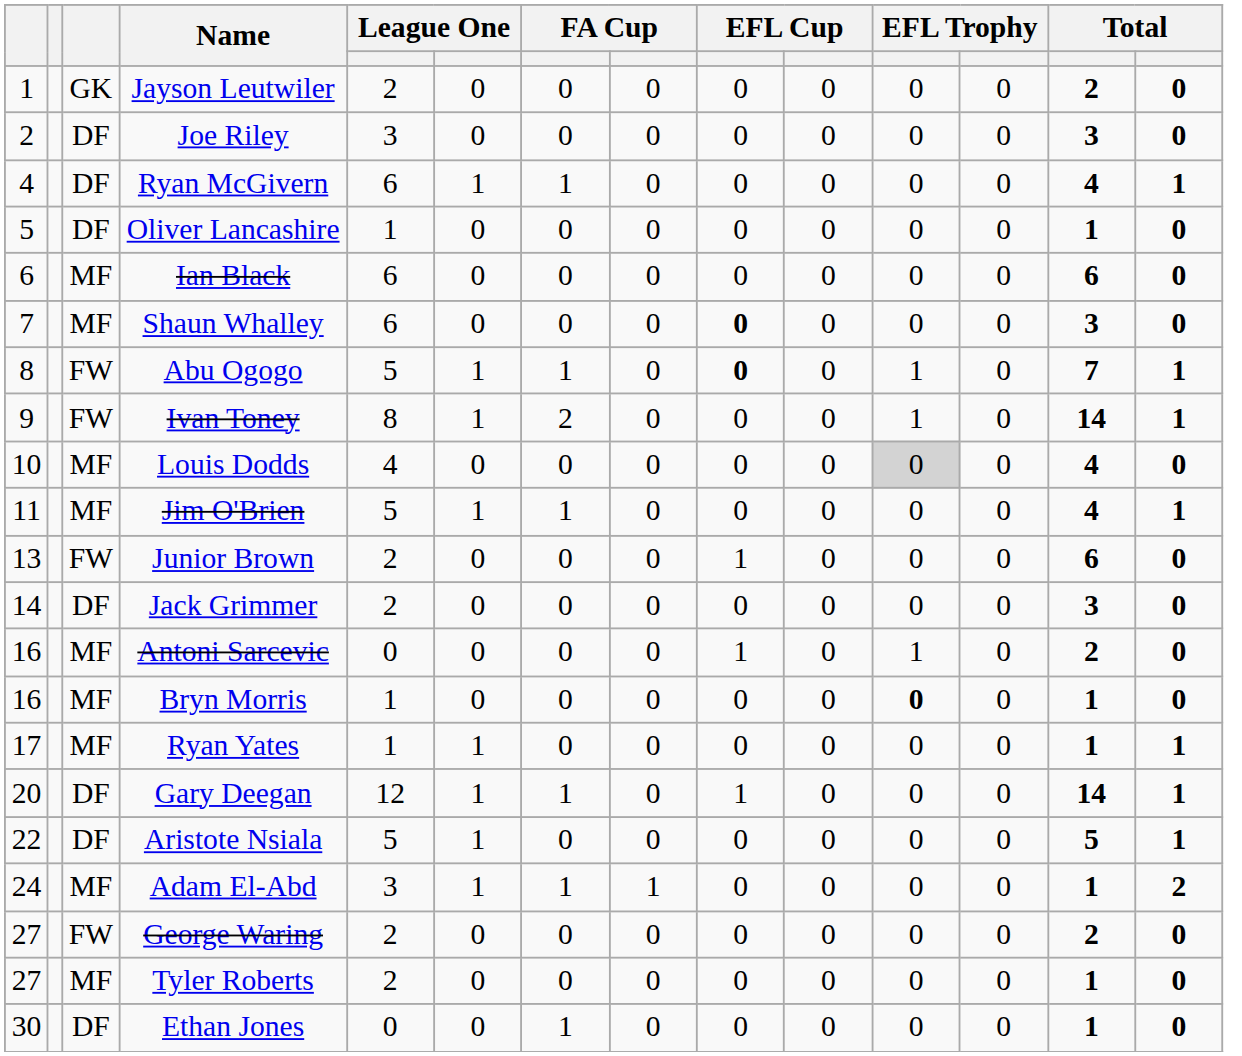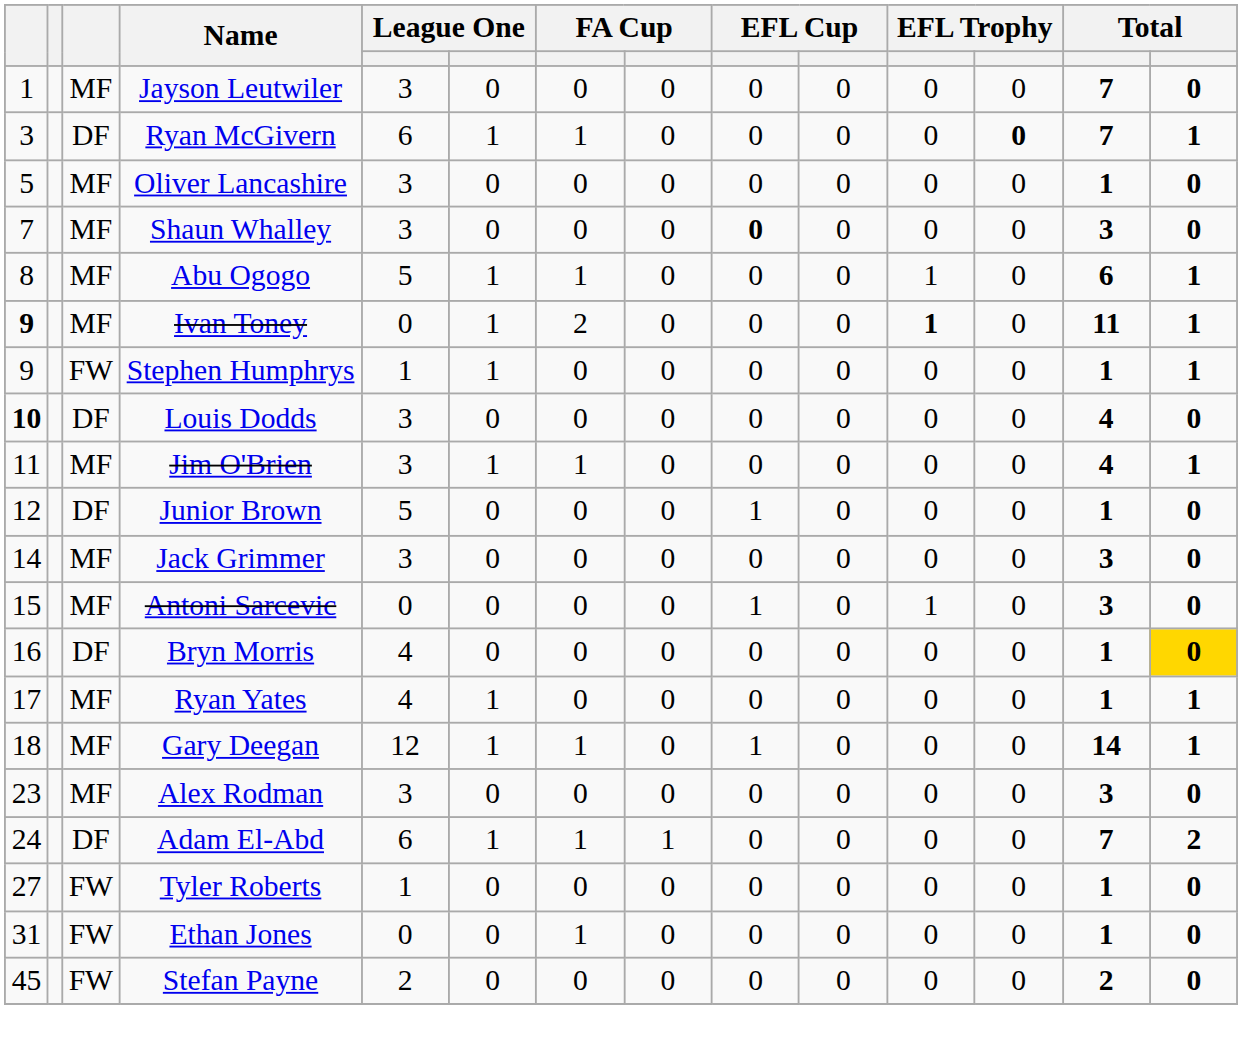(91, 88) GK -> (91, 88) MF
(390, 88) 2 -> (405, 88) 3
(1091, 88) 2 -> (1106, 88) 7
- row: (233, 135)
(27, 182) 4 -> (27, 135) 3
(1004, 182) normal -> (1019, 135) bold
(1091, 182) 4 -> (1106, 135) 7
(91, 229) DF -> (91, 182) MF
(390, 229) 1 -> (405, 182) 3
- row: (233, 276)
(390, 323) 6 -> (405, 229) 3
(91, 370) FW -> (91, 276) MF
(741, 370) bold -> (756, 276) normal
(1091, 370) 7 -> (1106, 276) 6
(27, 417) normal -> (27, 323) bold
(91, 417) FW -> (91, 323) MF
(390, 417) 8 -> (405, 323) 0
(916, 417) normal -> (931, 323) bold
(1091, 417) 14 -> (1106, 323) 11
+ row: (241, 370)
(27, 464) normal -> (27, 417) bold
(91, 464) MF -> (91, 417) DF
(390, 464) 4 -> (405, 417) 3
(916, 464) lightgrey background -> (931, 417) no background
(390, 511) 5 -> (405, 464) 3
(27, 557) 13 -> (27, 511) 12
(91, 557) FW -> (91, 511) DF
(390, 557) 2 -> (405, 511) 5
(1091, 557) 6 -> (1106, 511) 1
(91, 604) DF -> (91, 557) MF
(390, 604) 2 -> (405, 557) 3
(27, 651) 16 -> (27, 604) 15
(1091, 651) 2 -> (1106, 604) 3
(91, 698) MF -> (91, 651) DF
(390, 698) 1 -> (405, 651) 4
(916, 698) bold -> (931, 651) normal
(1179, 698) no background -> (1194, 651) gold background
(390, 745) 1 -> (405, 698) 4
(27, 792) 20 -> (27, 745) 18
(91, 792) DF -> (91, 745) MF
- row: (233, 839)
+ row: (241, 792)
(91, 886) MF -> (91, 839) DF
(390, 886) 3 -> (405, 839) 6
(1091, 886) 1 -> (1106, 839) 7
- row: (233, 933)
(91, 980) MF -> (91, 886) FW
(390, 980) 2 -> (405, 886) 1
(27, 1027) 30 -> (27, 933) 31
(91, 1027) DF -> (91, 933) FW
+ row: (241, 980)
